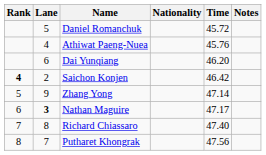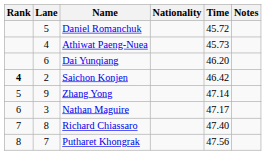(218, 45) 45.76 -> (218, 45) 45.73
(46, 110) bold -> (46, 110) normal
